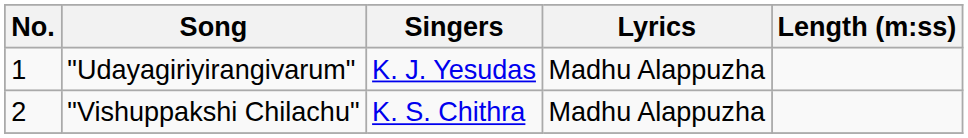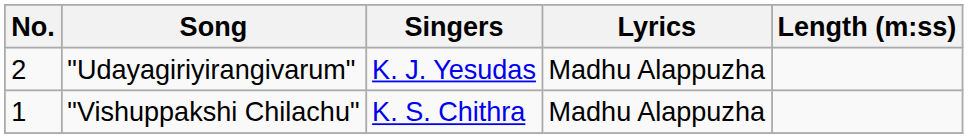(19, 69) 1 -> (19, 69) 2
(19, 112) 2 -> (19, 112) 1
